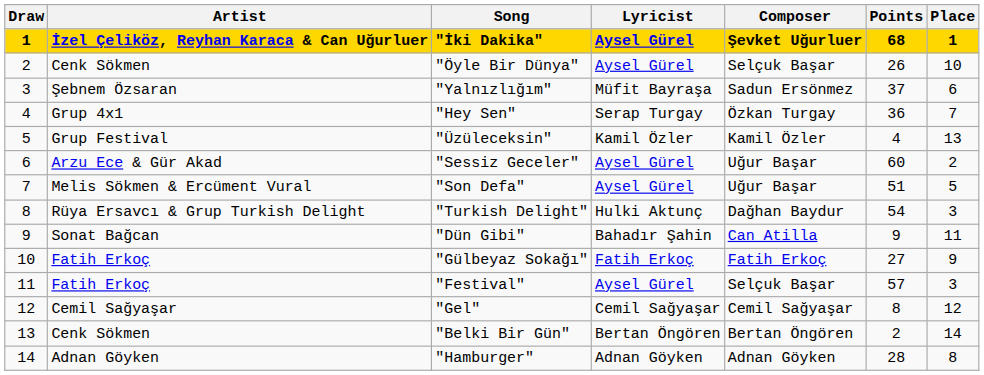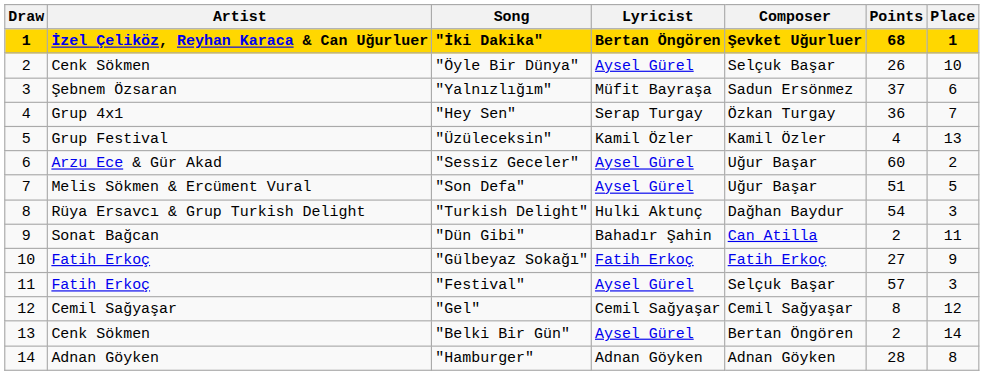(644, 41) Aysel Gürel -> (658, 41) Bertan Öngören
(896, 236) 9 -> (896, 236) 2
(658, 334) Bertan Öngören -> (644, 334) Aysel Gürel
